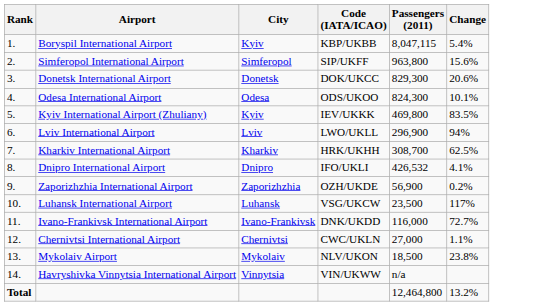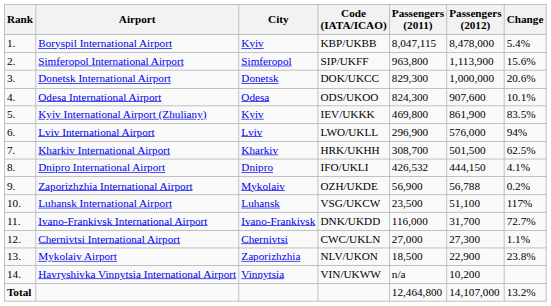+ column: (475, 19)
(271, 185) Zaporizhzhia -> (263, 185) Mykolaiv
(263, 256) Mykolaiv -> (271, 256) Zaporizhzhia
